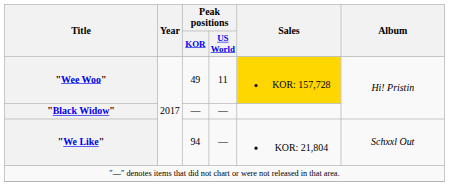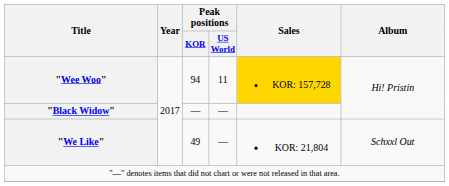(195, 80) 49 -> (195, 80) 94
(195, 142) 94 -> (195, 142) 49
